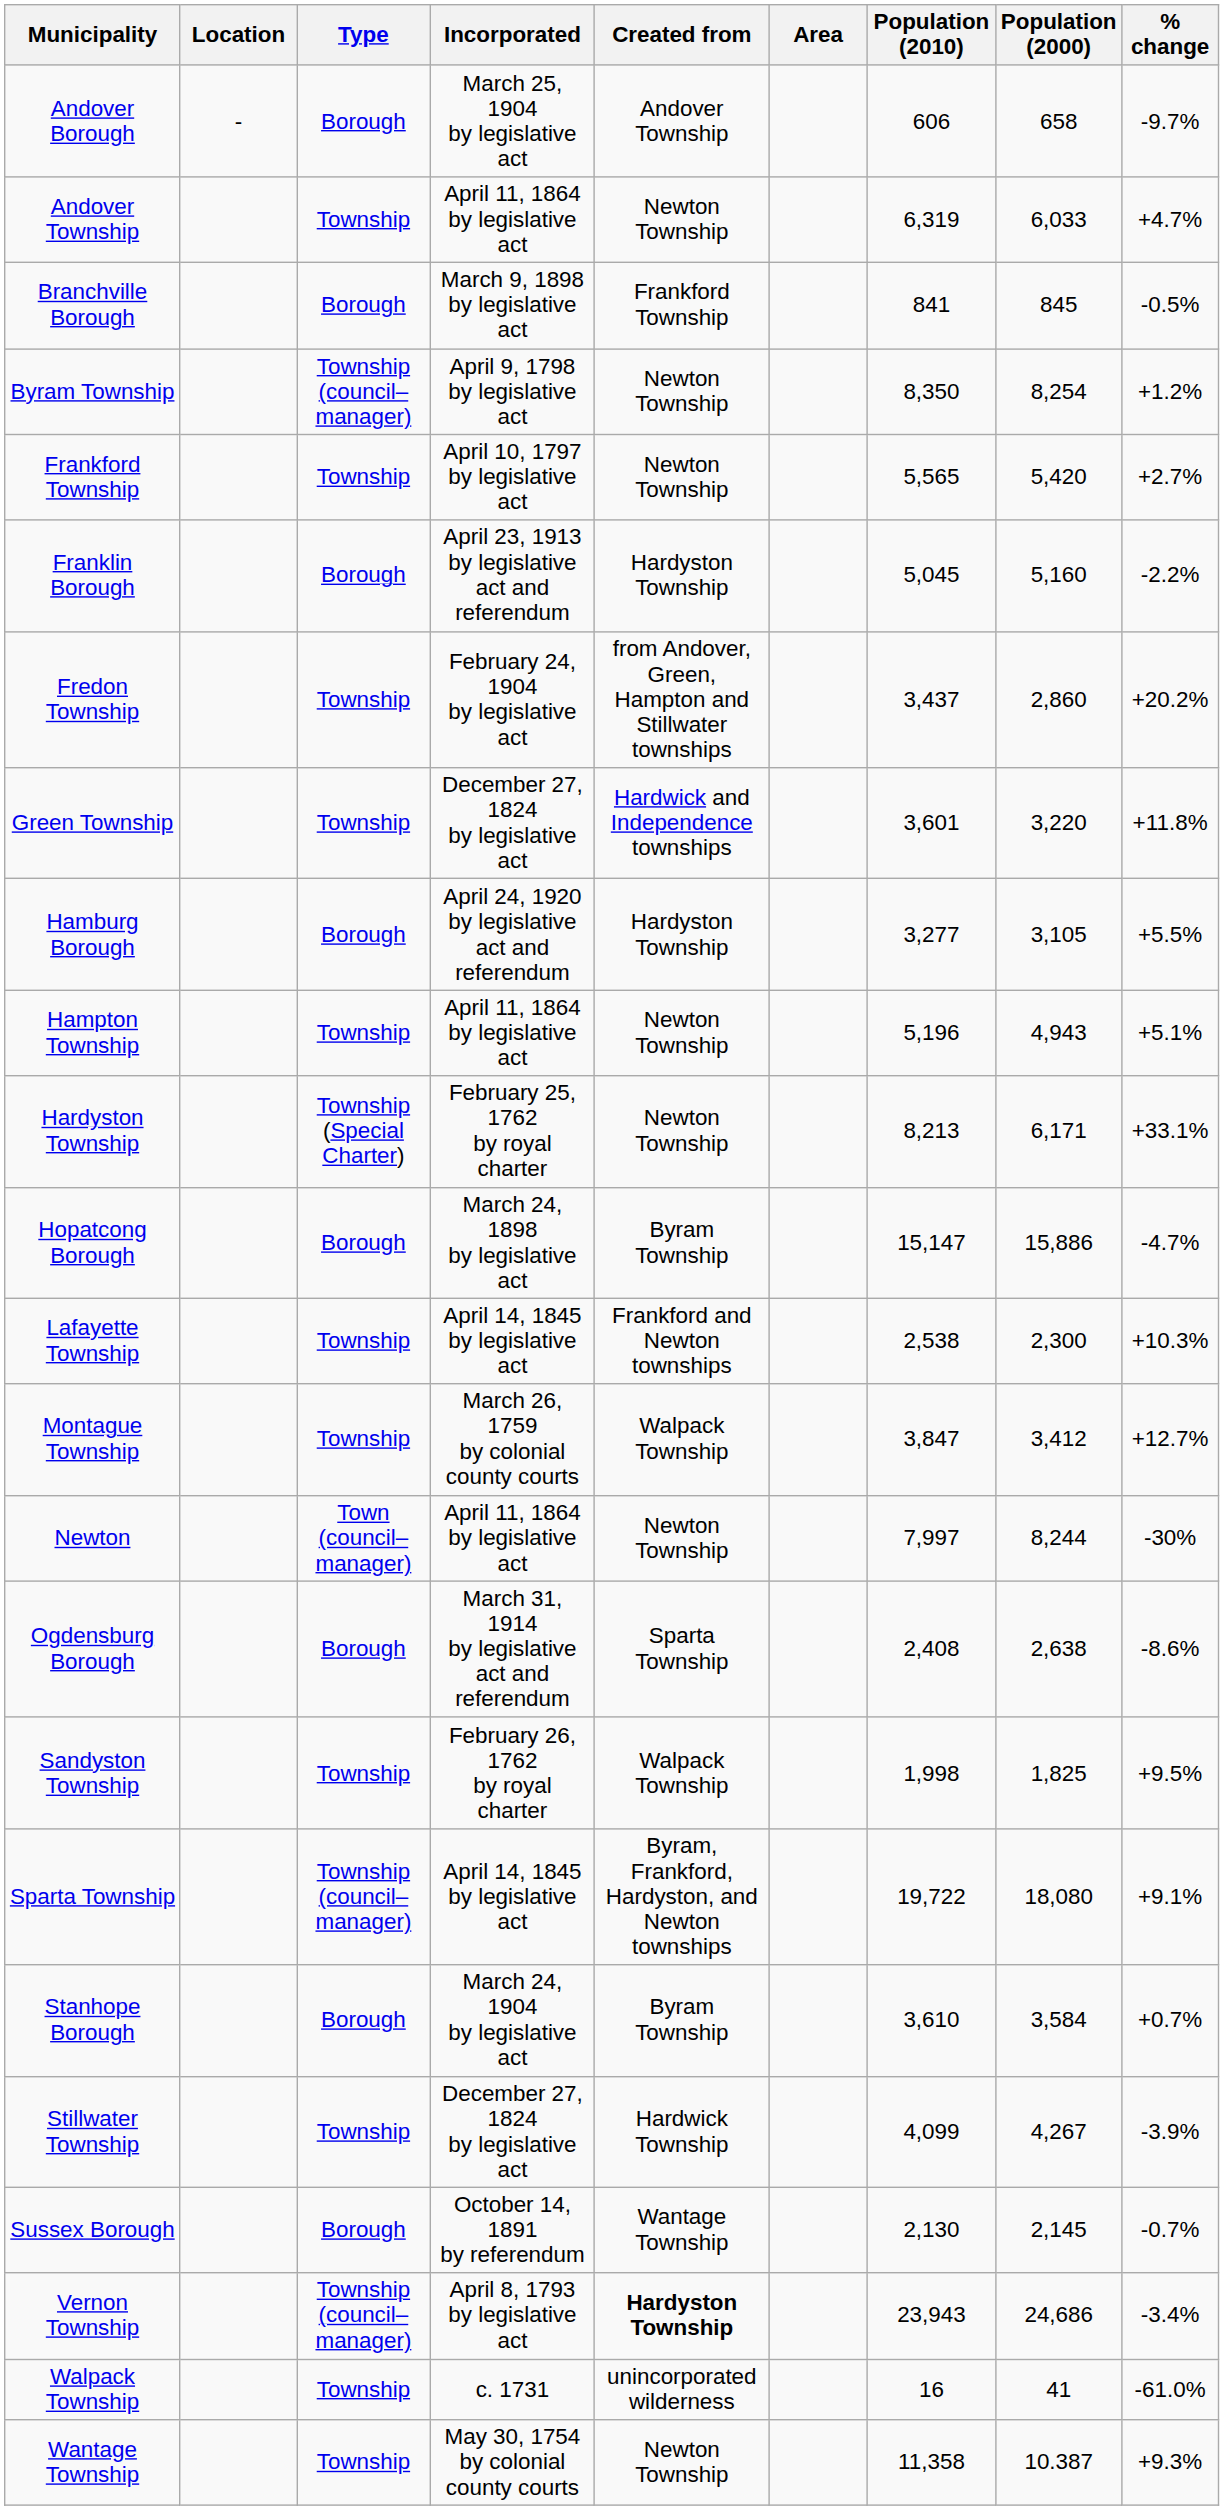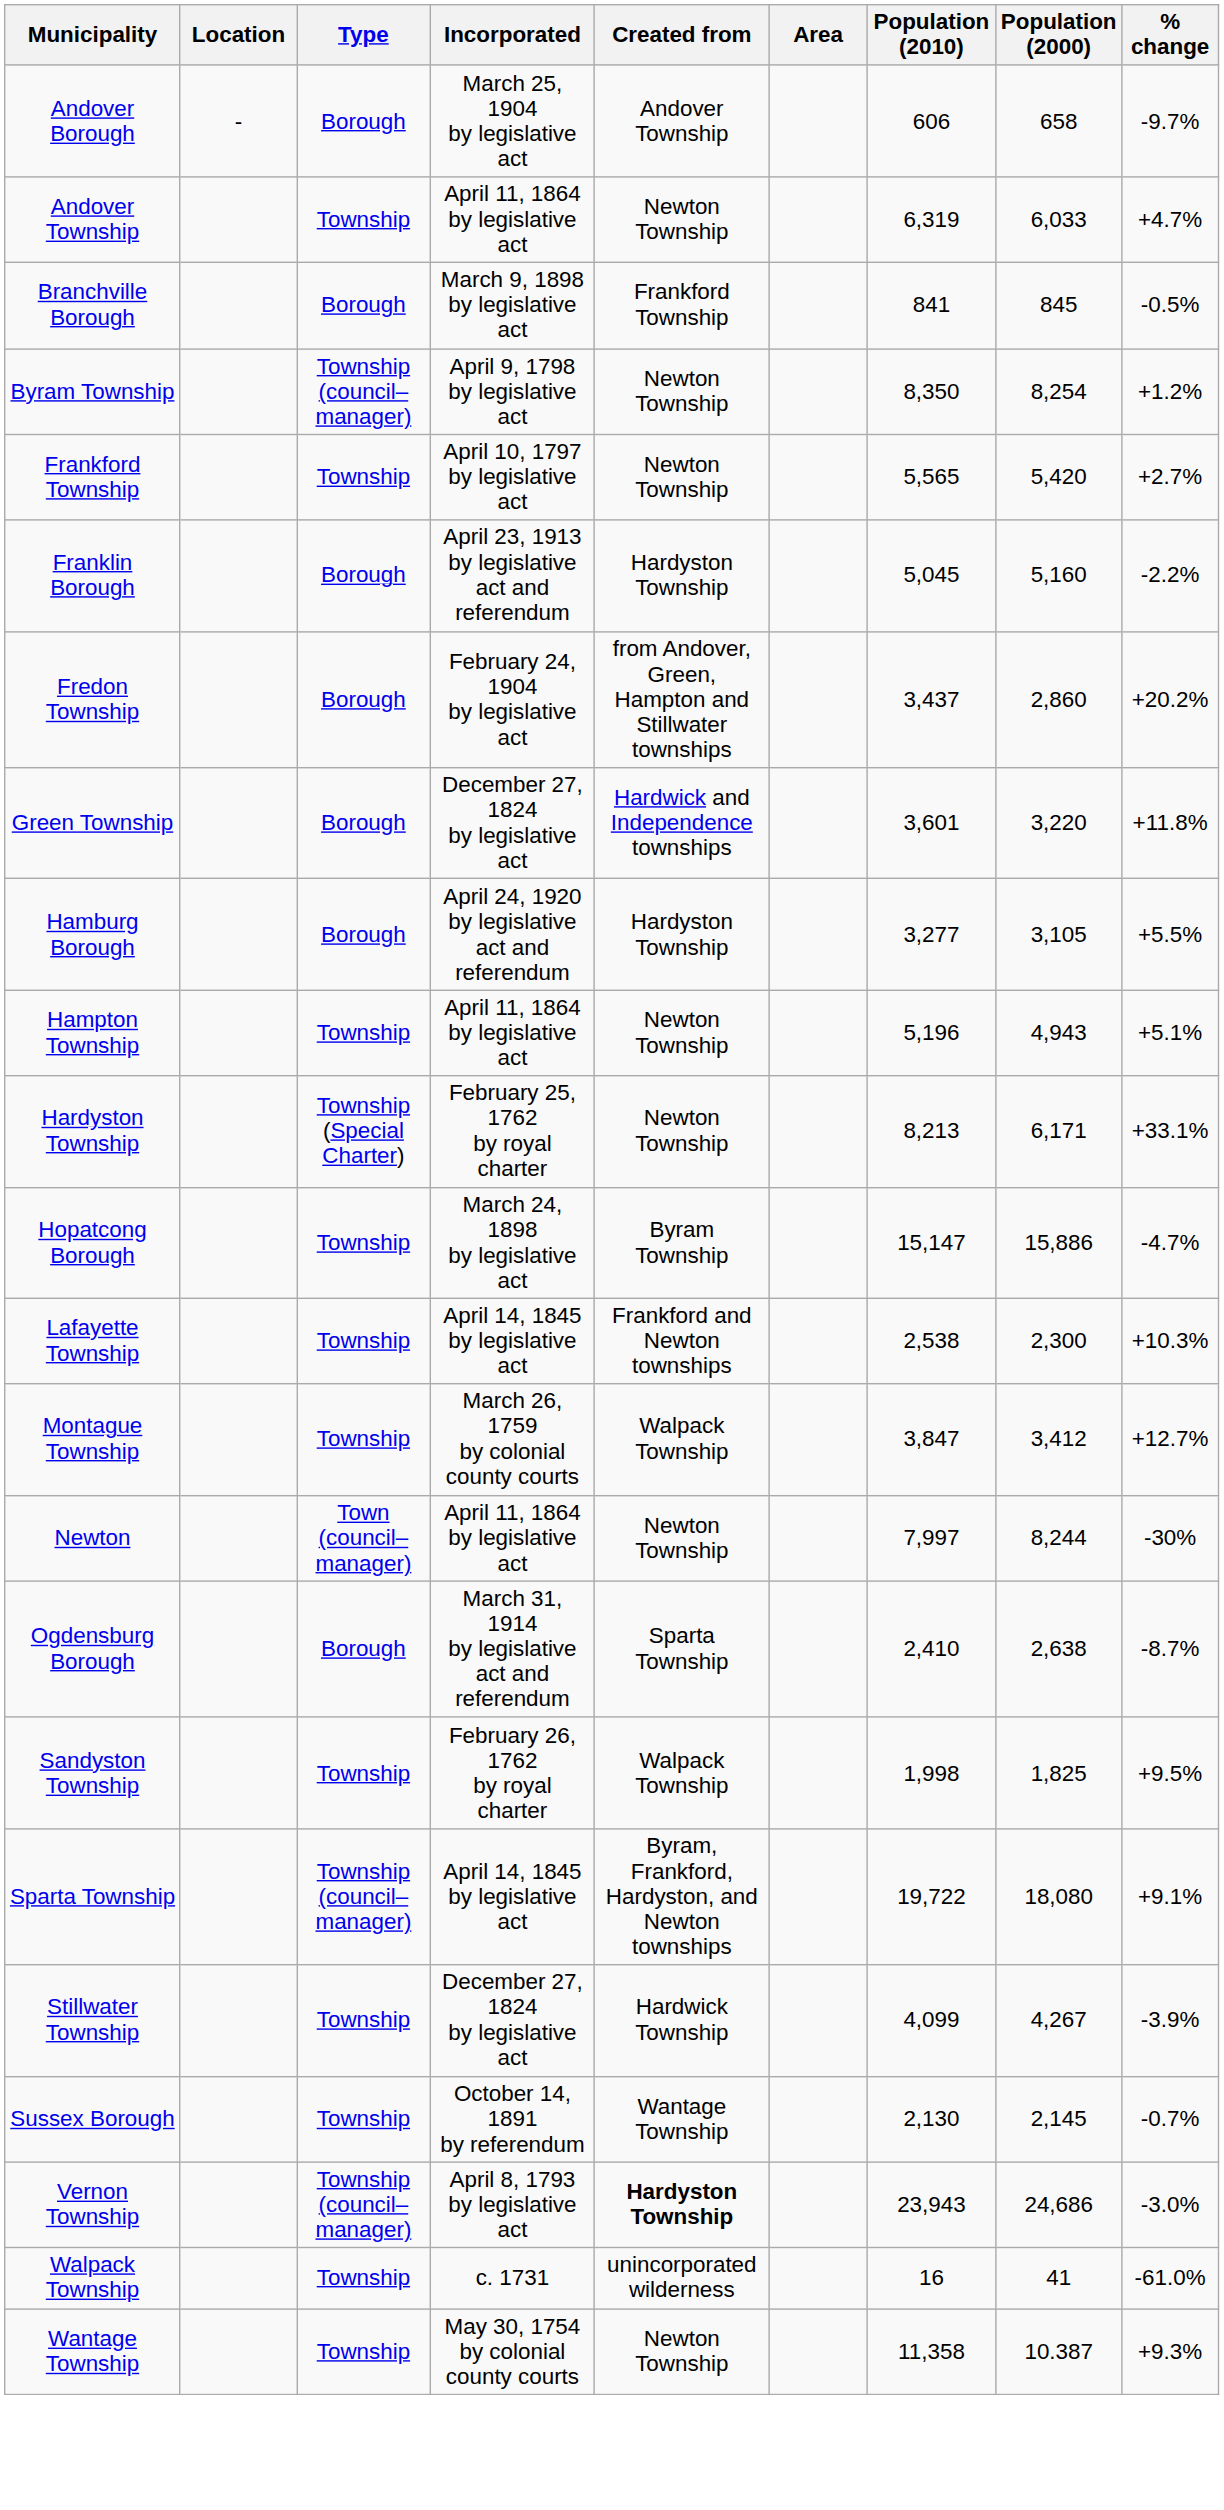(363, 699) Township -> (363, 699) Borough
(363, 823) Township -> (363, 823) Borough
(363, 1242) Borough -> (363, 1242) Township
(931, 1649) 2,408 -> (931, 1649) 2,410
(1170, 1649) -8.6% -> (1170, 1649) -8.7%
- row: (92, 2020)
(363, 2229) Borough -> (363, 2118) Township
(1170, 2315) -3.4% -> (1170, 2204) -3.0%
